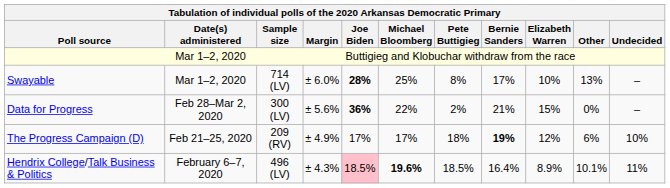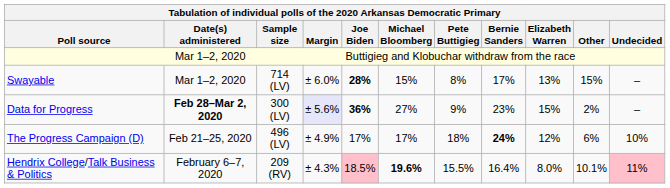(406, 80) 25% -> (406, 80) 15%
(549, 80) 10% -> (549, 80) 13%
(591, 80) 13% -> (591, 80) 15%
(211, 110) normal -> (210, 110) bold
(322, 110) no background -> (322, 110) lavender background
(406, 110) 22% -> (406, 110) 27%
(458, 110) 2% -> (458, 110) 9%
(504, 110) 21% -> (504, 110) 23%
(591, 110) 0% -> (591, 110) 2%
(280, 139) 209 (RV) -> (280, 139) 496 (LV)
(504, 139) 19% -> (504, 139) 24%
(280, 169) 496 (LV) -> (280, 169) 209 (RV)
(458, 169) 18.5% -> (458, 169) 15.5%
(549, 169) 8.9% -> (549, 169) 8.0%
(637, 169) no background -> (637, 169) pink background
